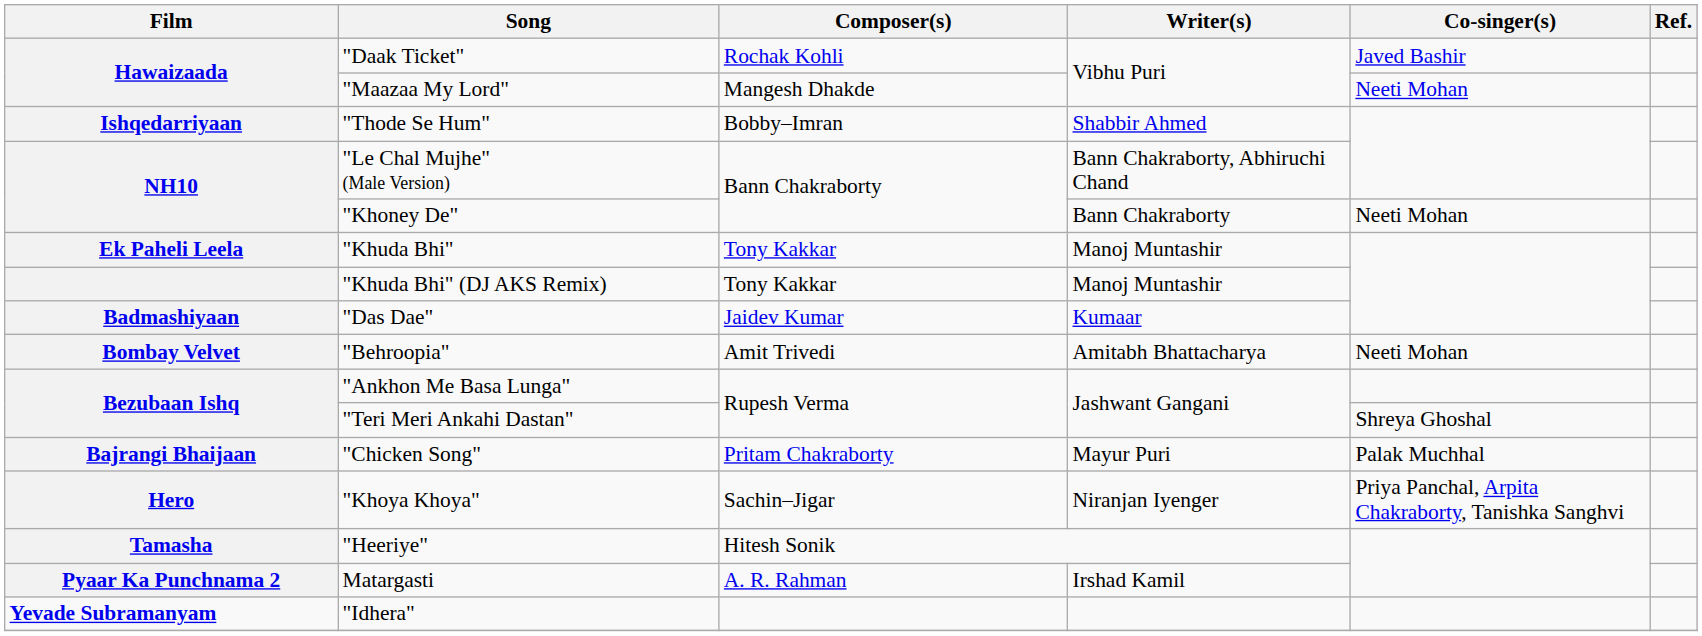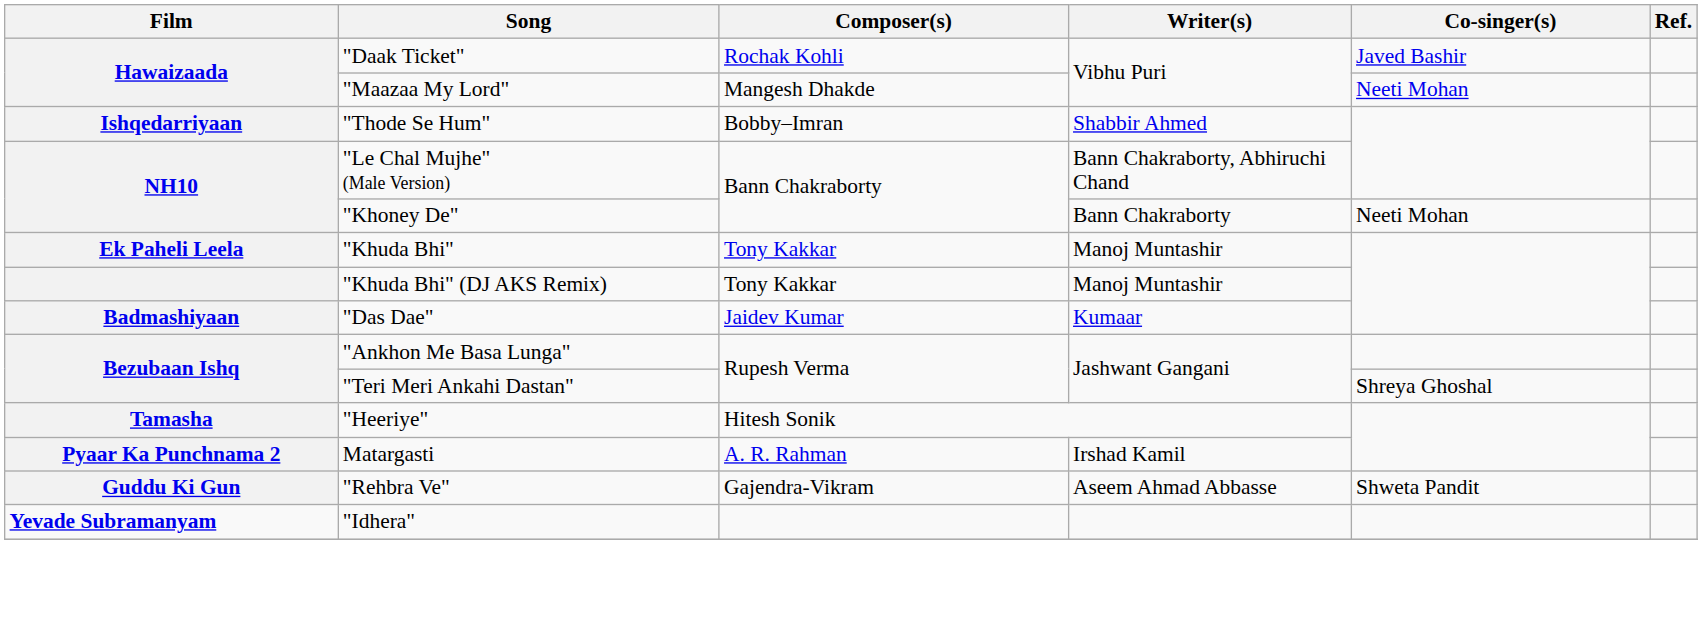- row: (396, 351)
- row: (412, 453)
- row: (411, 499)
+ row: (396, 487)
